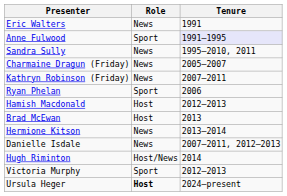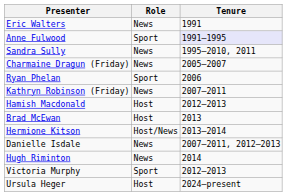rows swapped: (33, 91) <-> (68, 78)
(143, 131) News -> (156, 131) Host/News
(156, 158) Host/News -> (143, 158) News
(143, 185) bold -> (143, 185) normal
